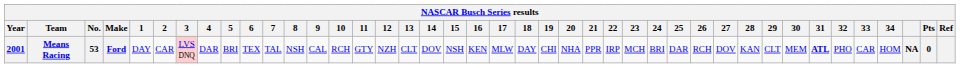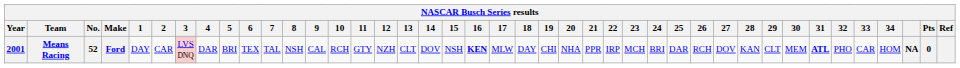(94, 49) 53 -> (93, 49) 52
(478, 49) normal -> (477, 49) bold
